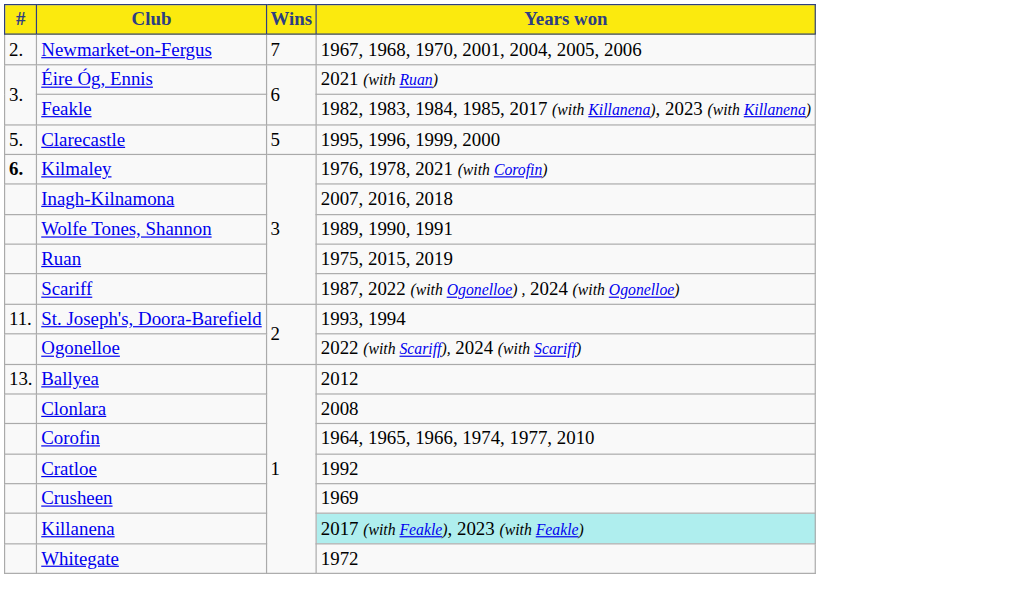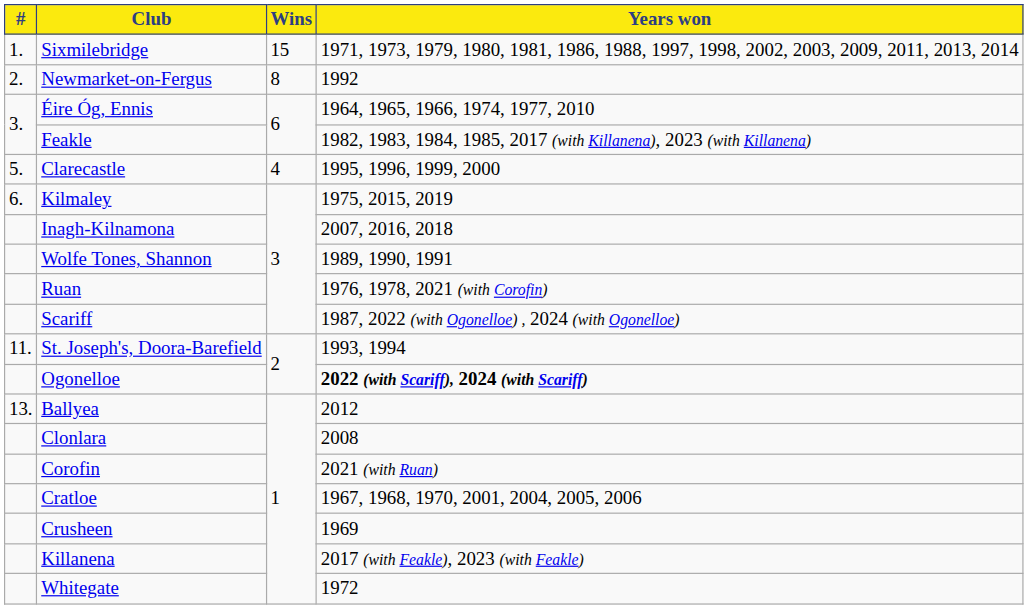+ row: (95, 49)
(275, 49) 7 -> (275, 79) 8
(481, 49) 1967, 1968, 1970, 2001, 2004, 2005, 2006 -> (340, 79) 1992
(379, 79) 2021 (with Ruan) -> (458, 109) 1964, 1965, 1966, 1974, 1977, 2010
(275, 139) 5 -> (275, 169) 4
(16, 169) bold -> (16, 199) normal
(434, 169) 1976, 1978, 2021 (with Corofin) -> (387, 199) 1975, 2015, 2019
(387, 259) 1975, 2015, 2019 -> (434, 288) 1976, 1978, 2021 (with Corofin)
(451, 348) normal -> (454, 378) bold
(458, 438) 1964, 1965, 1966, 1974, 1977, 2010 -> (379, 468) 2021 (with Ruan)
(340, 468) 1992 -> (481, 498) 1967, 1968, 1970, 2001, 2004, 2005, 2006
(452, 528) paleturquoise background -> (452, 558) no background
